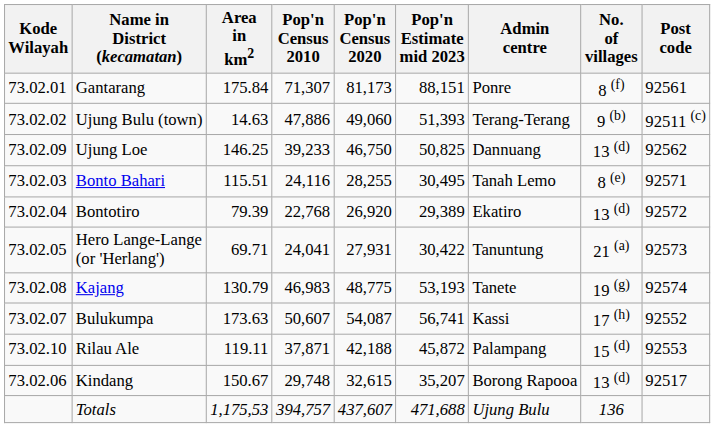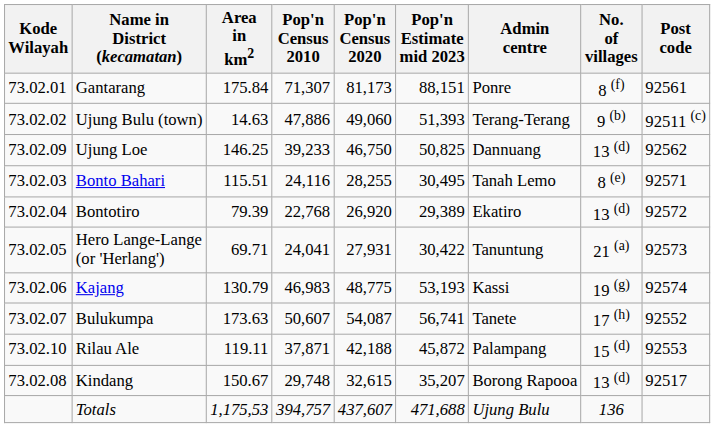(37, 287) 73.02.08 -> (37, 287) 73.02.06
(494, 287) Tanete -> (491, 287) Kassi
(491, 318) Kassi -> (494, 318) Tanete
(37, 380) 73.02.06 -> (37, 380) 73.02.08
